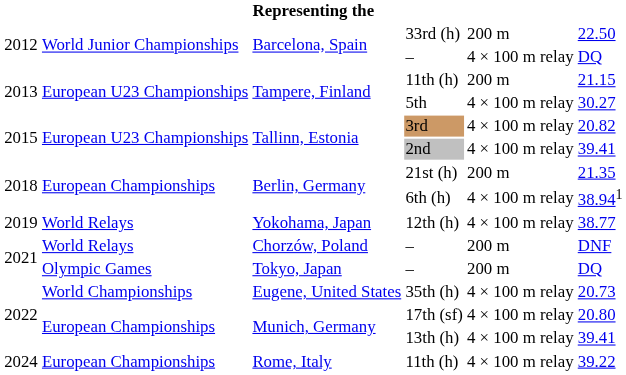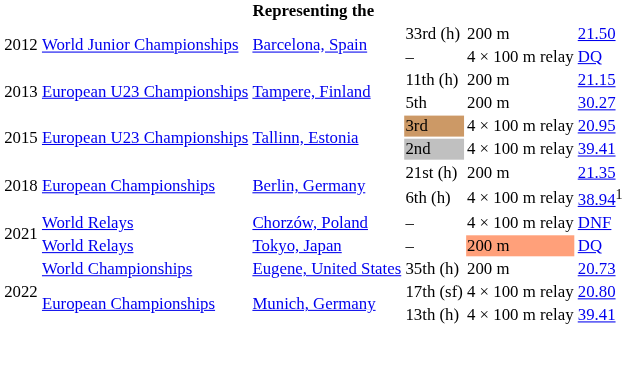(597, 33) 22.50 -> (597, 33) 21.50
(520, 102) 4 × 100 m relay -> (488, 102) 200 m
(597, 126) 20.82 -> (597, 126) 20.95
- row: (312, 223)
(488, 246) 200 m -> (520, 223) 4 × 100 m relay
(97, 269) Olympic Games -> (88, 246) World Relays
(488, 269) no background -> (488, 246) lightsalmon background
(520, 292) 4 × 100 m relay -> (488, 269) 200 m
- row: (292, 361)
